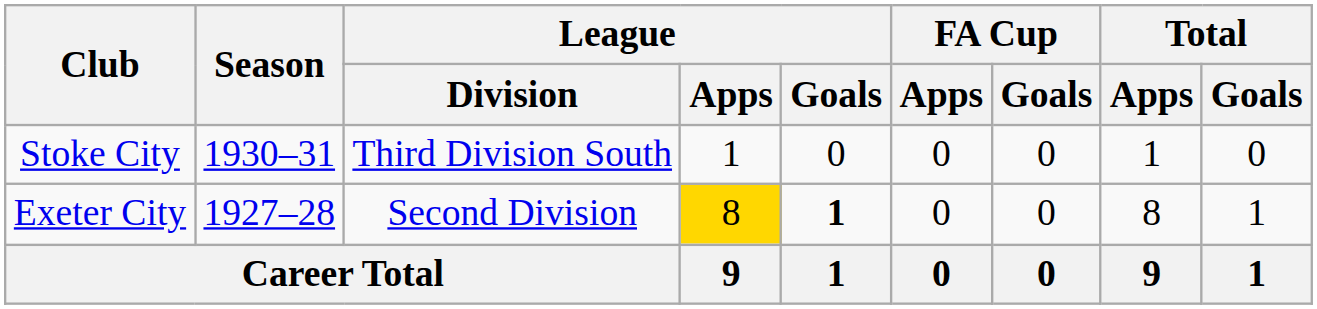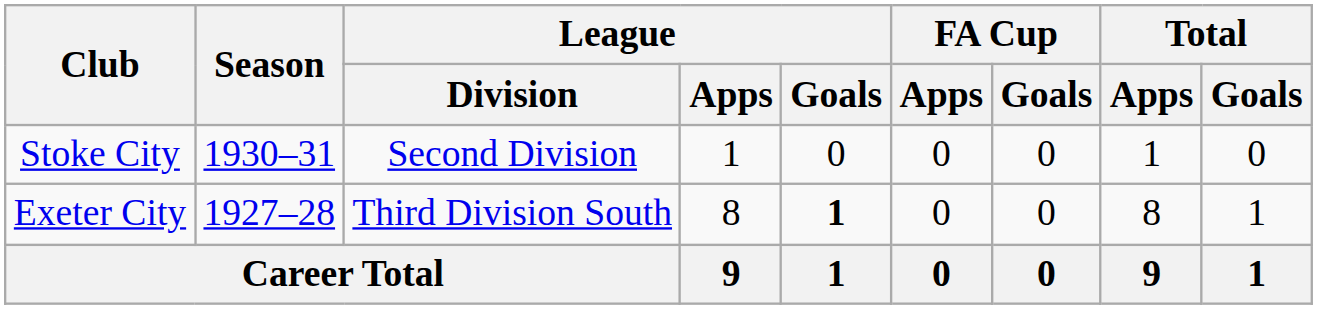(512, 153) Third Division South -> (512, 153) Second Division
(512, 213) Second Division -> (512, 213) Third Division South
(731, 213) gold background -> (731, 213) no background
